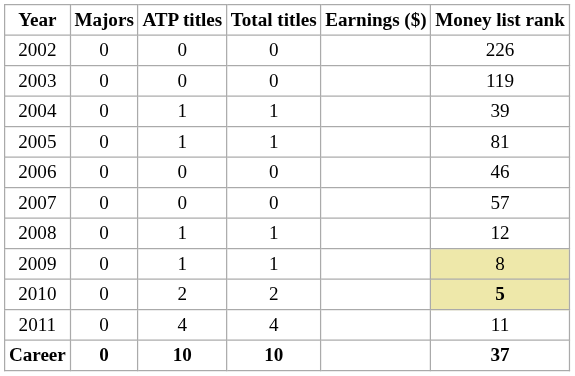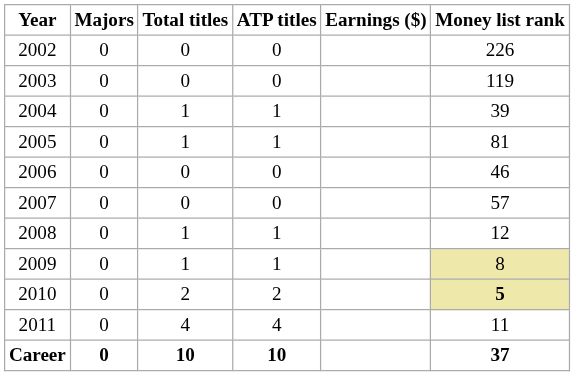columns swapped: (182, 19) <-> (274, 19)
